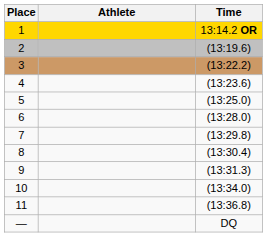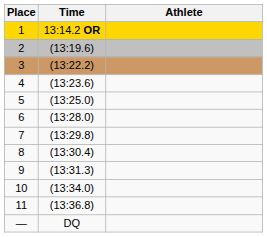columns swapped: (117, 13) <-> (229, 13)
